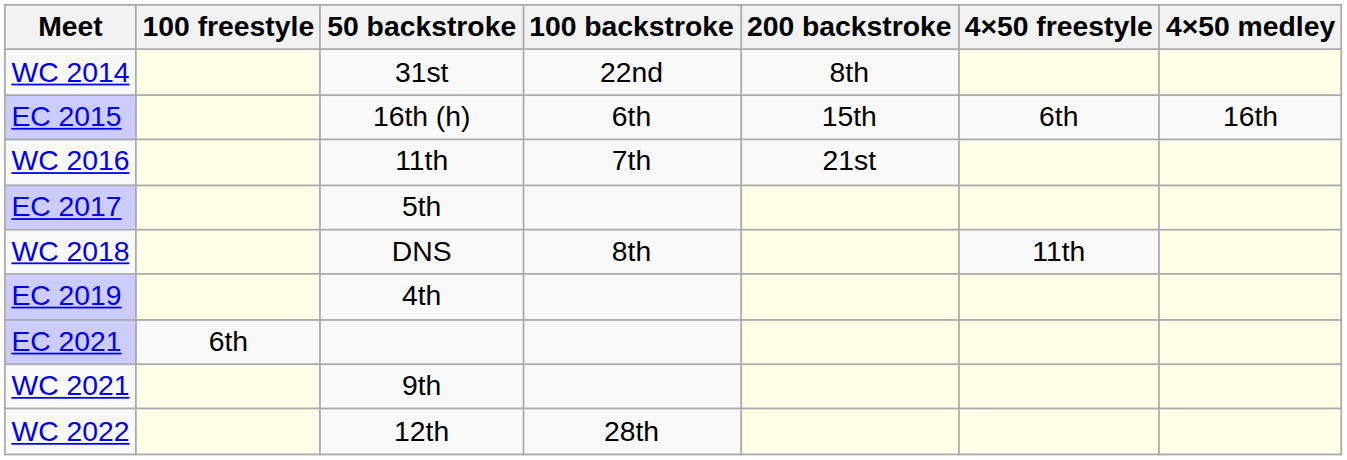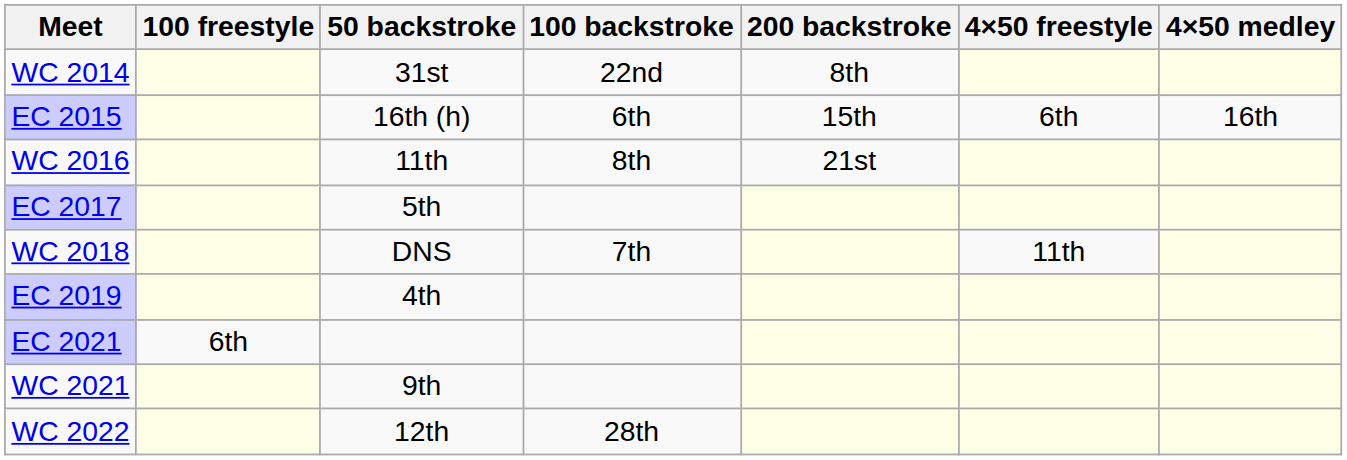(632, 161) 7th -> (632, 161) 8th
(632, 251) 8th -> (632, 251) 7th
